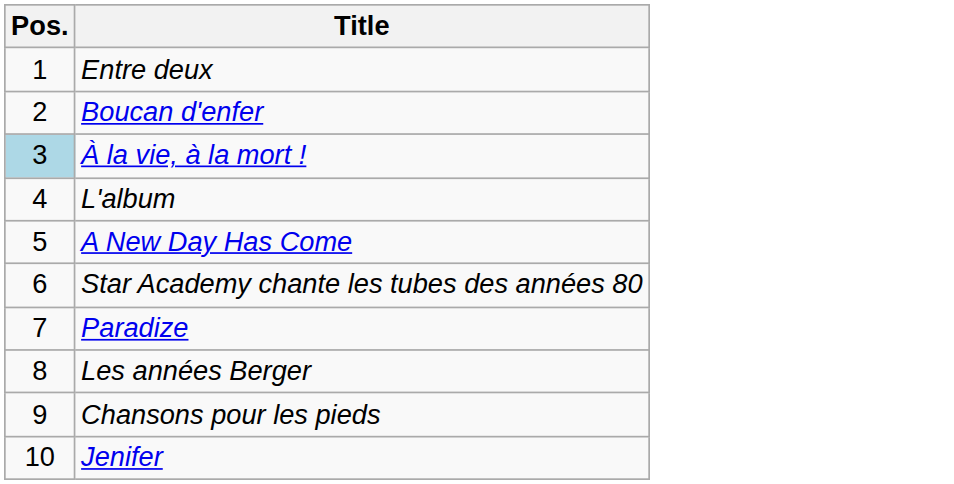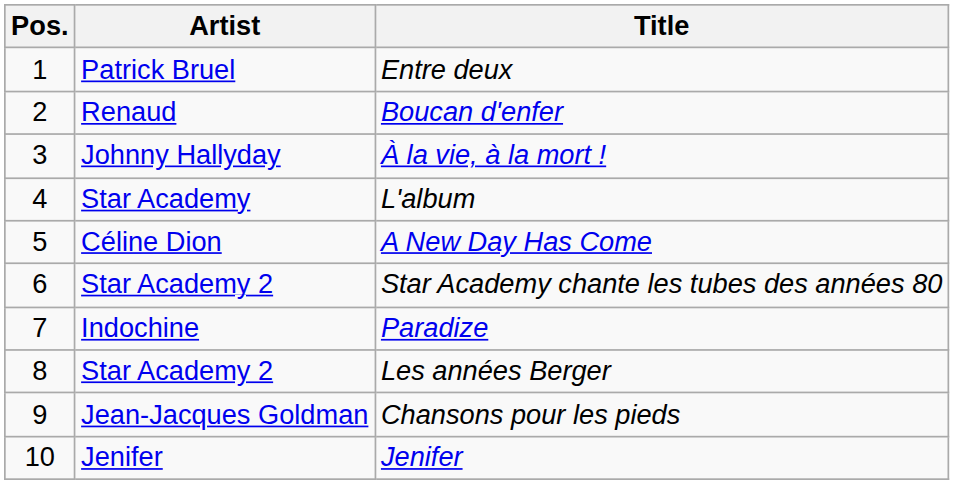+ column: (225, 26)
(40, 155) lightblue background -> (40, 155) no background
